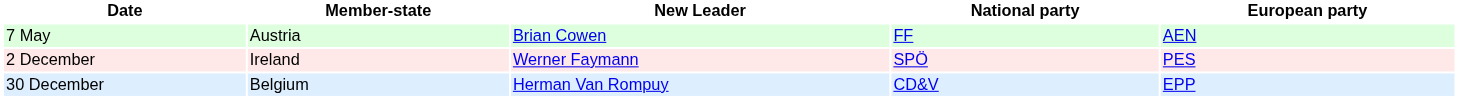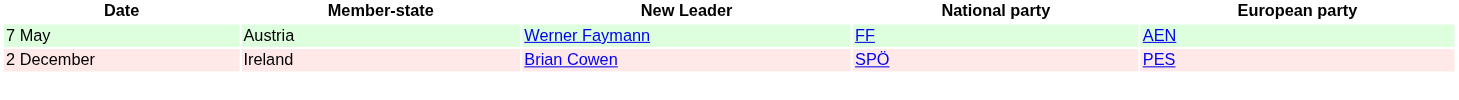(560, 35) Brian Cowen -> (587, 35) Werner Faymann
(576, 60) Werner Faymann -> (571, 60) Brian Cowen
- row: (55, 84)
